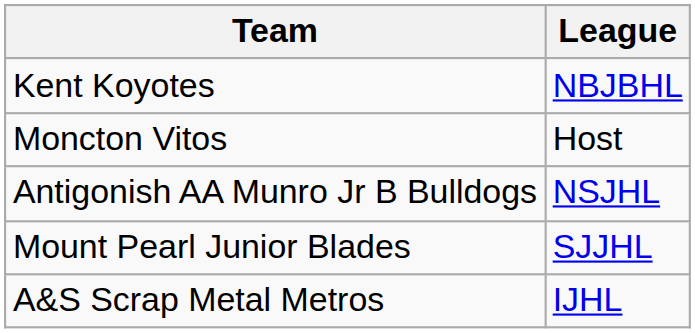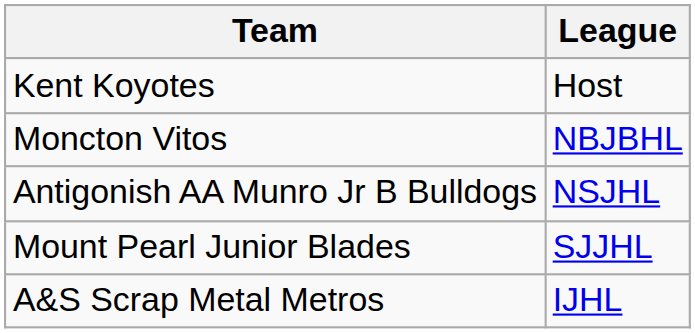(618, 85) NBJBHL -> (588, 85) Host
(588, 138) Host -> (618, 138) NBJBHL
